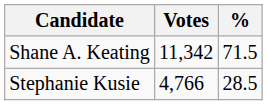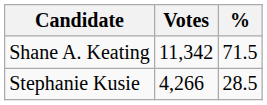(181, 83) 4,766 -> (181, 83) 4,266
